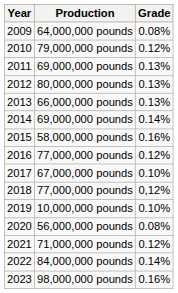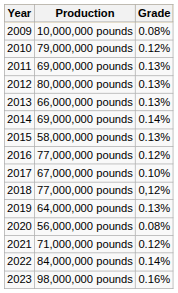(85, 31) 64,000,000 pounds -> (85, 31) 10,000,000 pounds
(154, 137) 0.16% -> (154, 137) 0.13%
(85, 208) 10,000,000 pounds -> (85, 208) 64,000,000 pounds
(154, 208) 0.10% -> (154, 208) 0.13%
